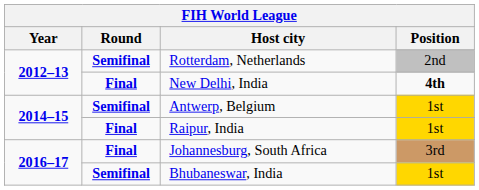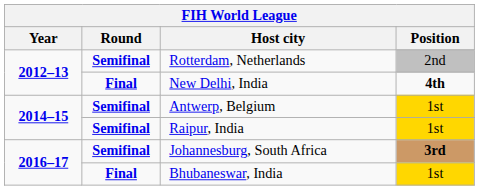(121, 128) Final -> (121, 128) Semifinal
(121, 151) Final -> (121, 151) Semifinal
(435, 151) normal -> (435, 151) bold
(121, 173) Semifinal -> (121, 173) Final
